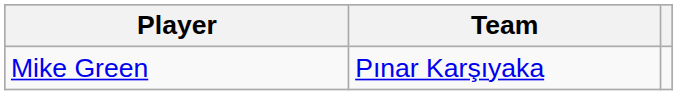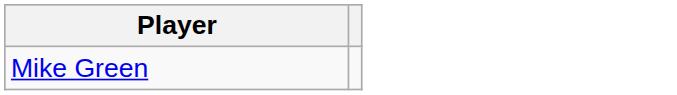- column: (505, 25)
